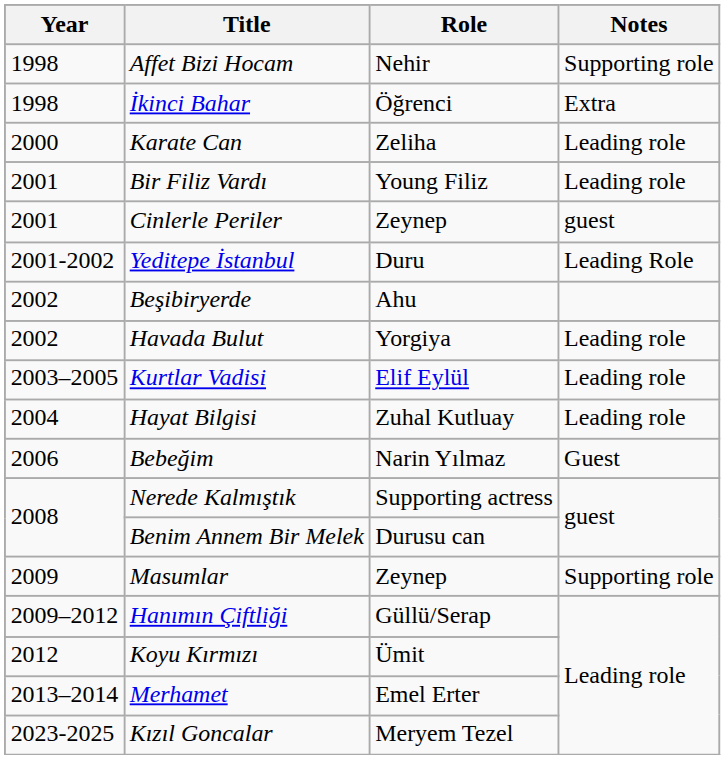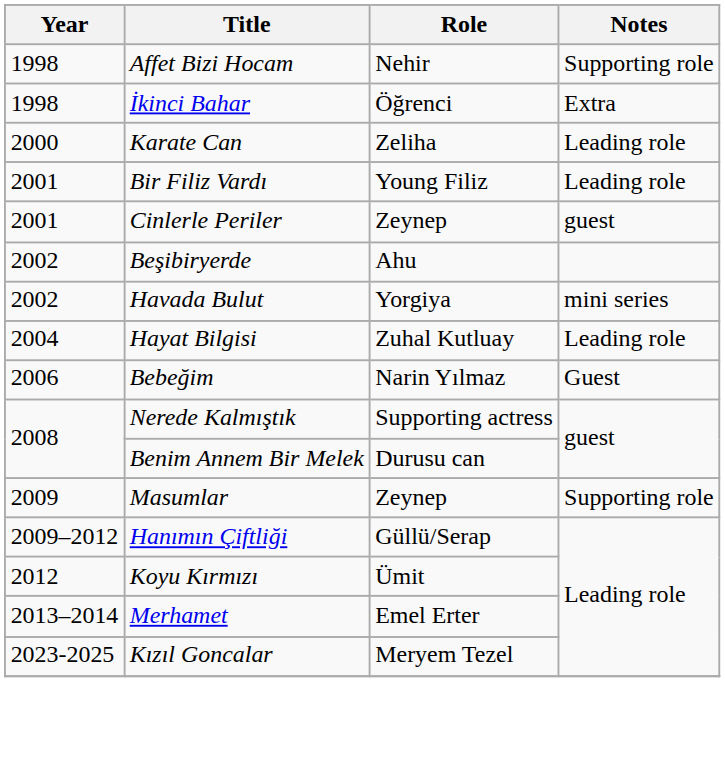- row: (212, 260)
(625, 339) Leading role -> (616, 300) mini series
- row: (198, 379)
